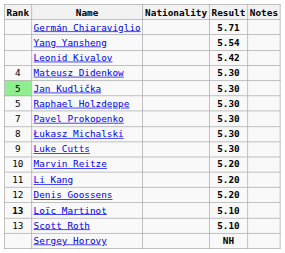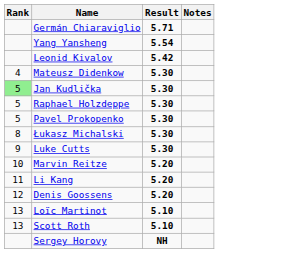- column: (176, 12)
(18, 119) 7 -> (18, 119) 5
(18, 210) bold -> (18, 210) normal
